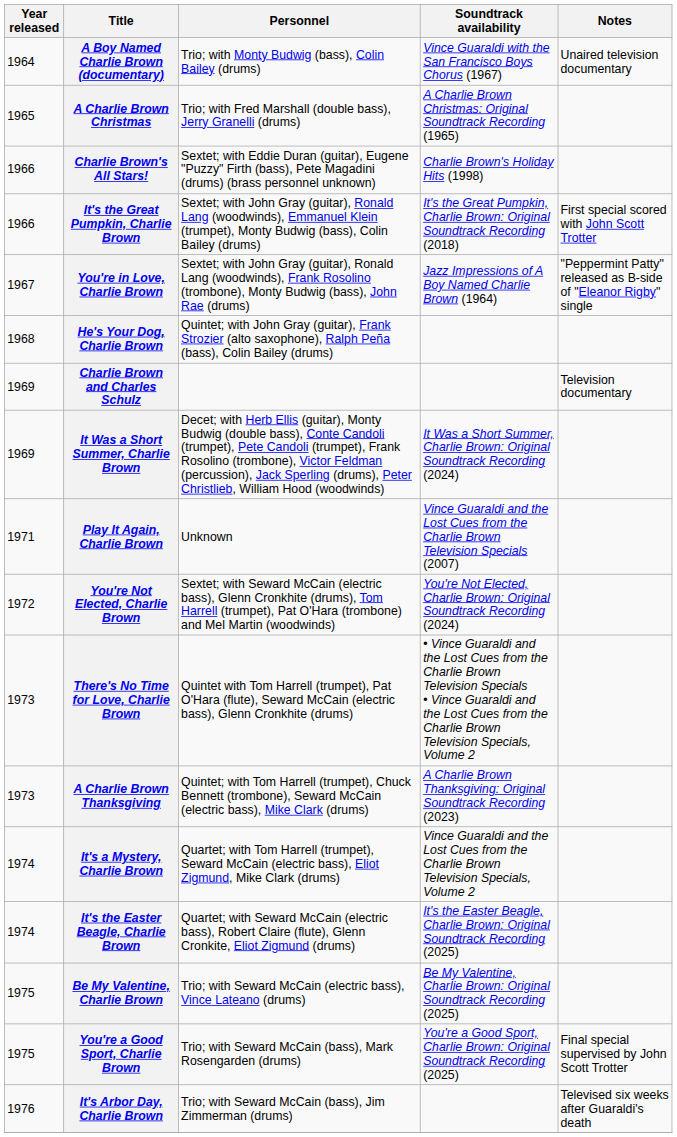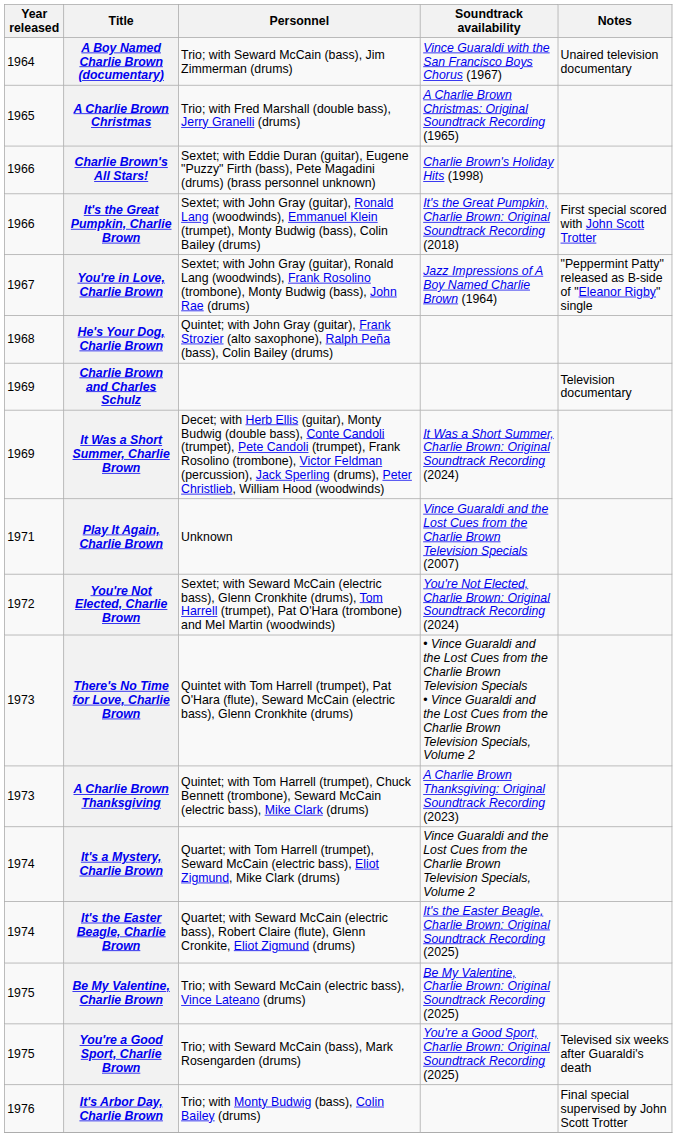(283, 61) Trio; with Monty Budwig (bass), Colin Bailey (drums) -> (283, 61) Trio; with Seward McCain (bass), Jim Zimmerman (drums)
(614, 1054) Final special supervised by John Scott Trotter -> (615, 1054) Televised six weeks after Guaraldi's death
(283, 1108) Trio; with Seward McCain (bass), Jim Zimmerman (drums) -> (283, 1108) Trio; with Monty Budwig (bass), Colin Bailey (drums)
(615, 1108) Televised six weeks after Guaraldi's death -> (614, 1108) Final special supervised by John Scott Trotter
